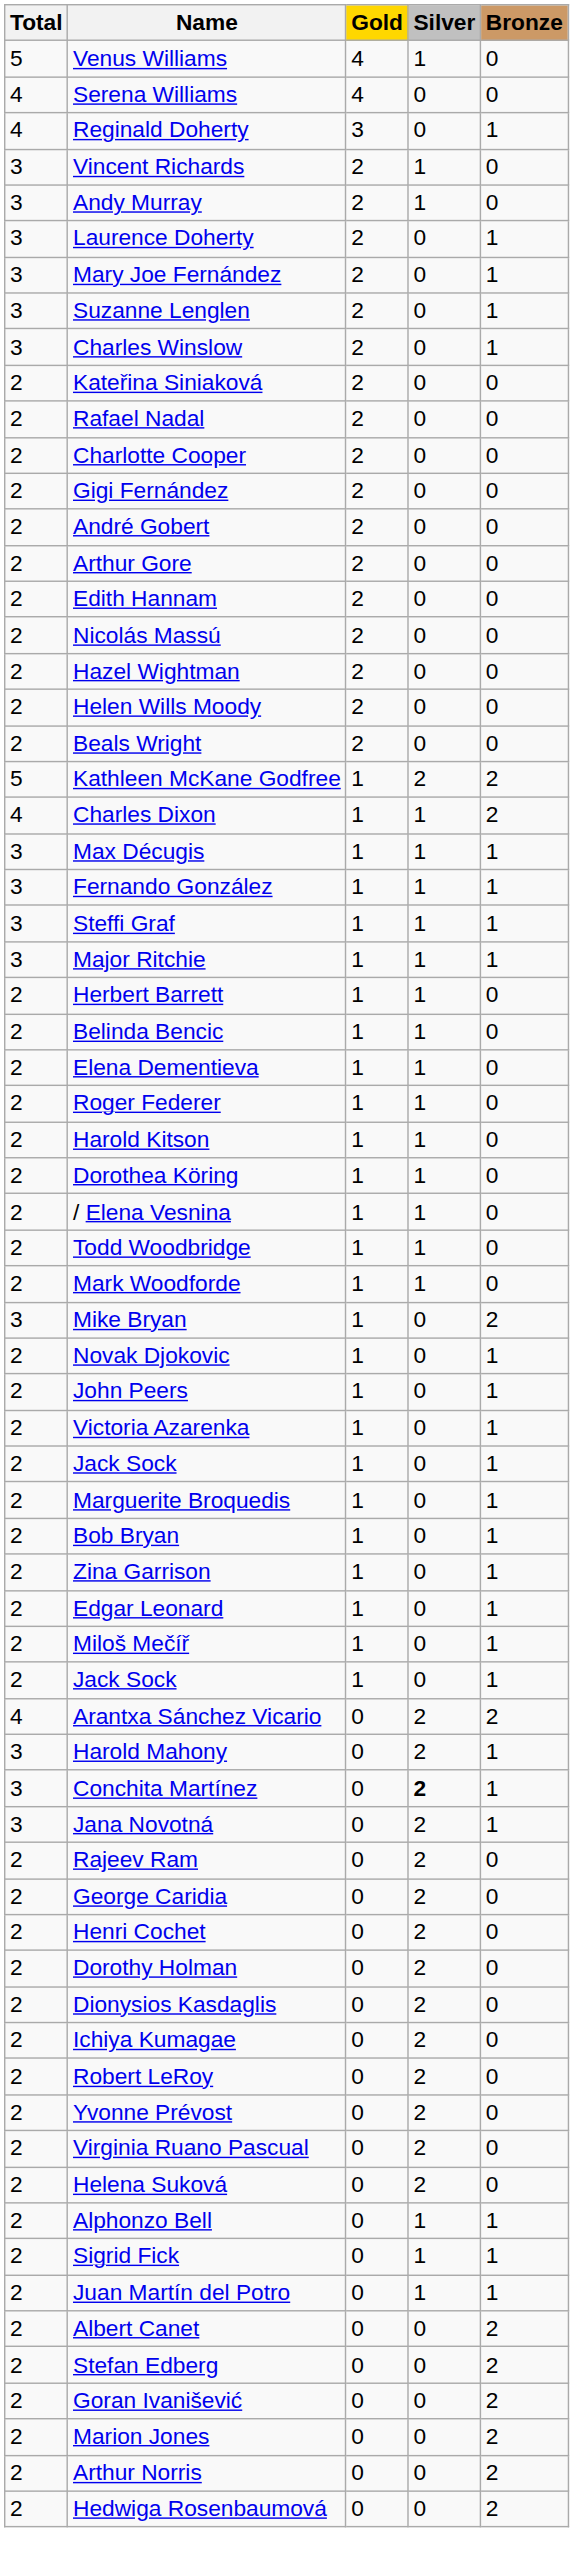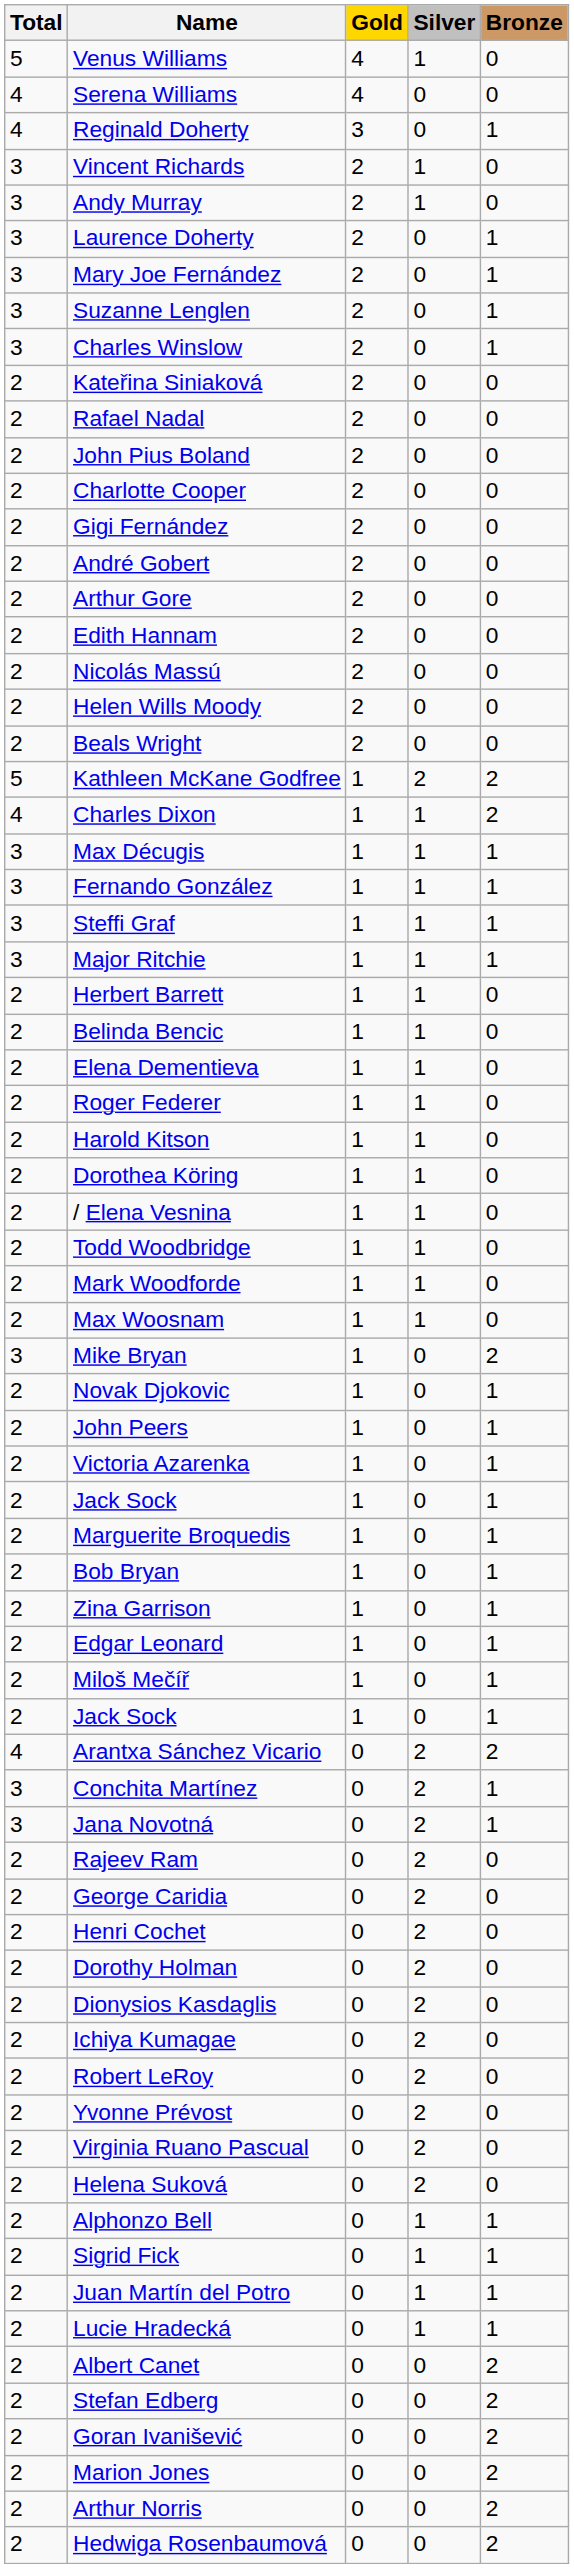+ row: (161, 454)
- row: (156, 671)
+ row: (149, 1319)
- row: (150, 1752)
(420, 1788) bold -> (420, 1788) normal
+ row: (152, 2328)
